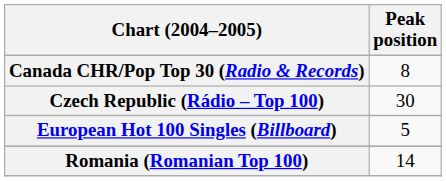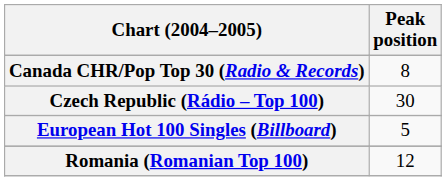(405, 160) 14 -> (405, 160) 12
